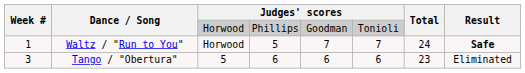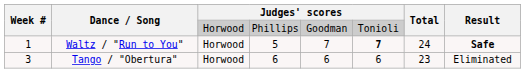(378, 44) normal -> (378, 44) bold
(224, 60) 5 -> (224, 60) Horwood
